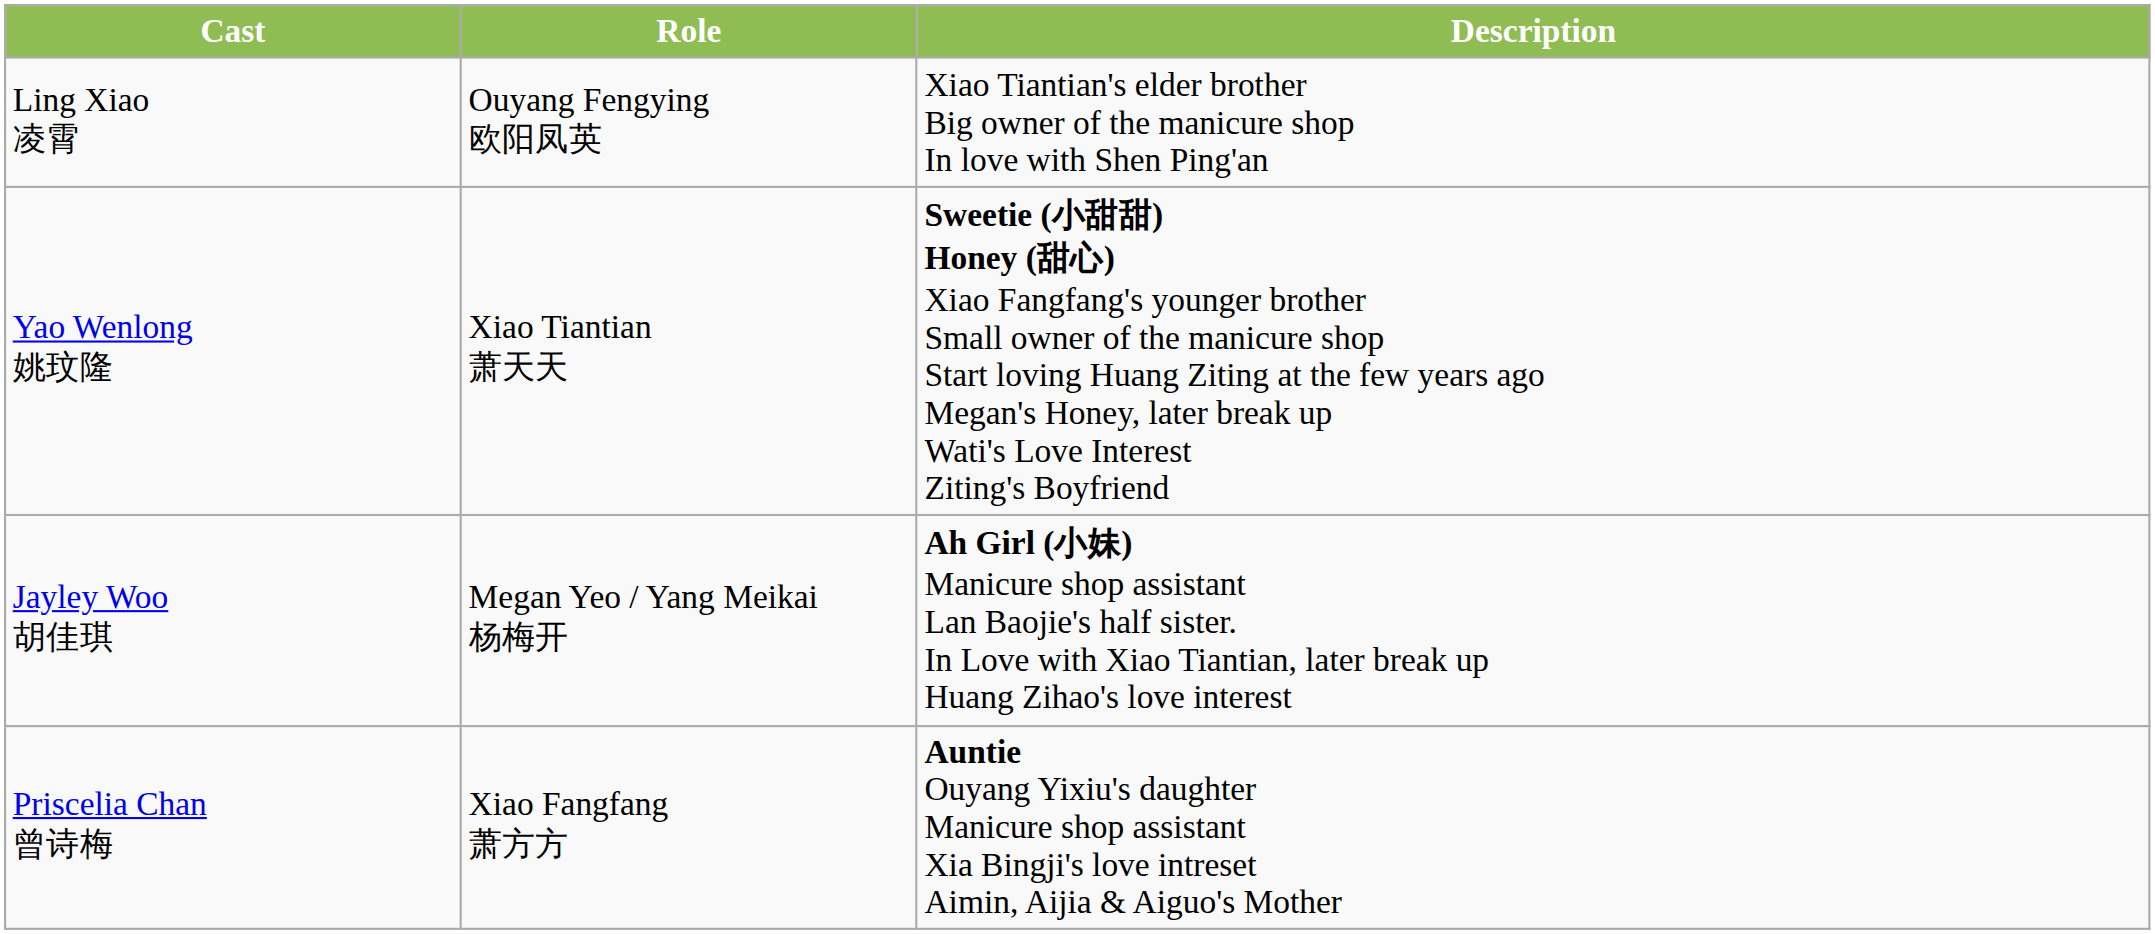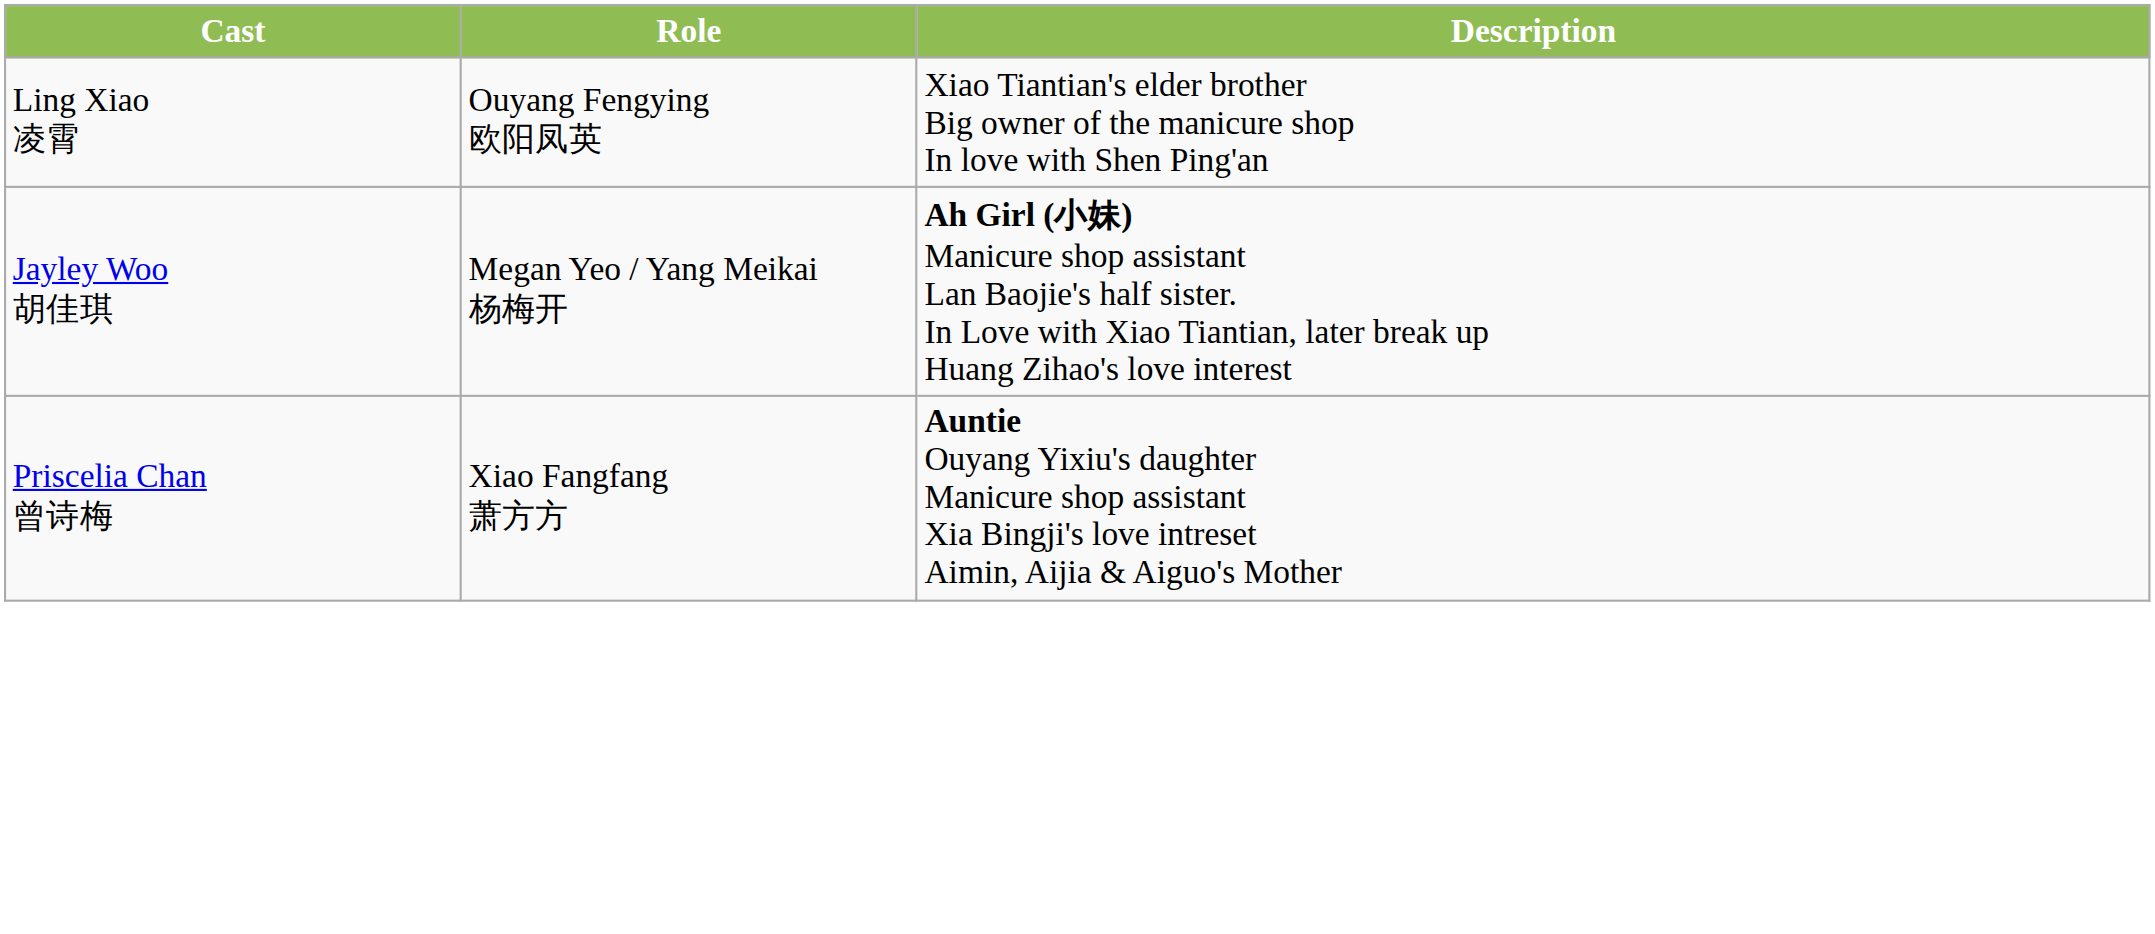- row: (103, 348)
